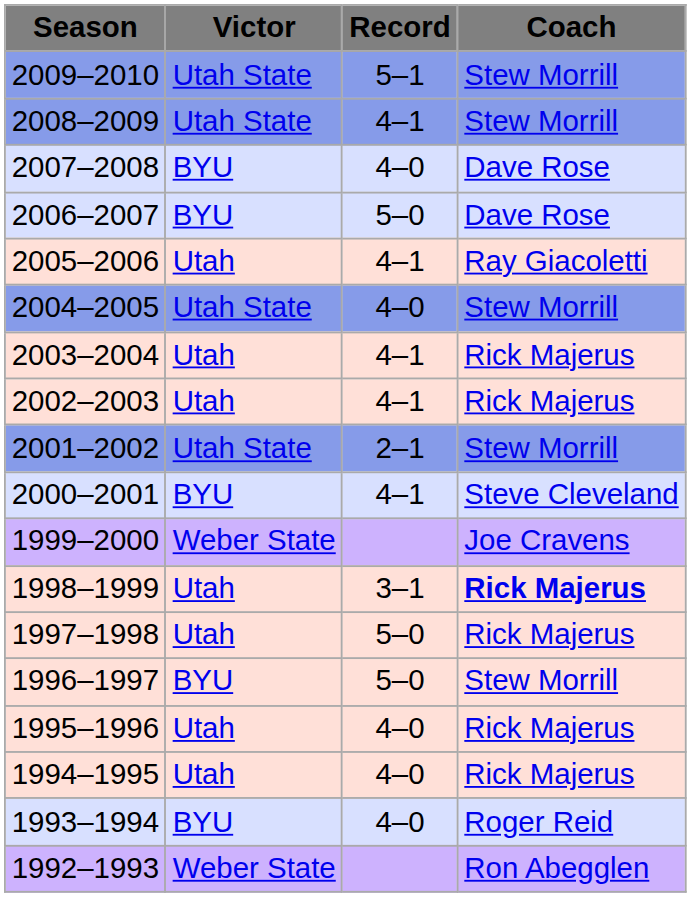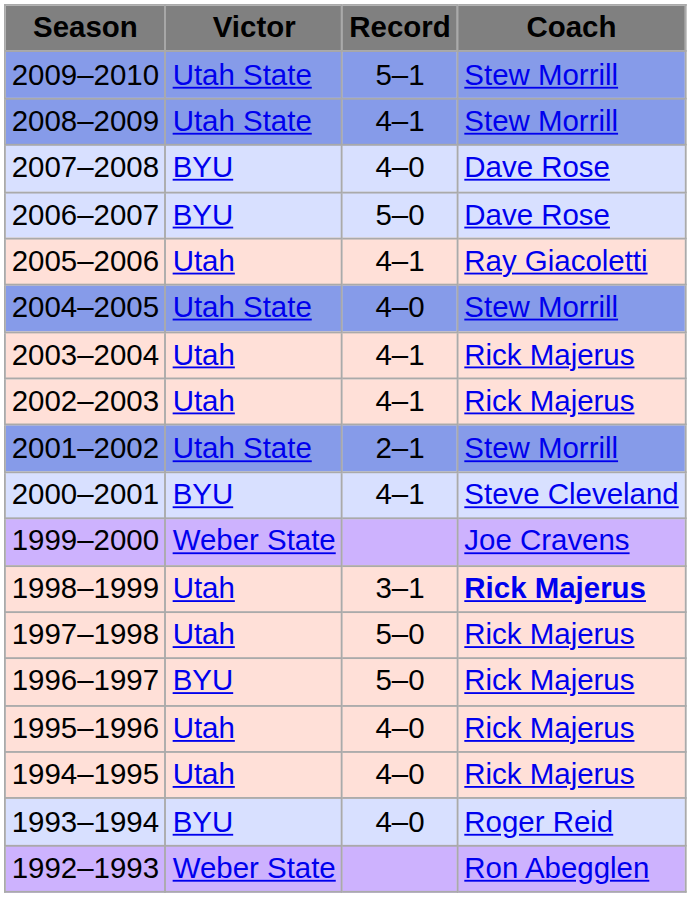(541, 681) Stew Morrill -> (549, 681) Rick Majerus
